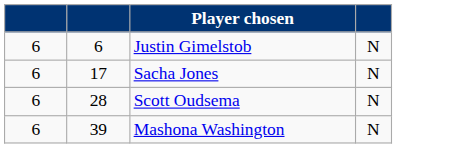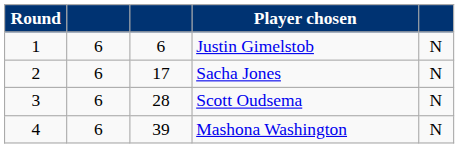+ column: (36, 18)
